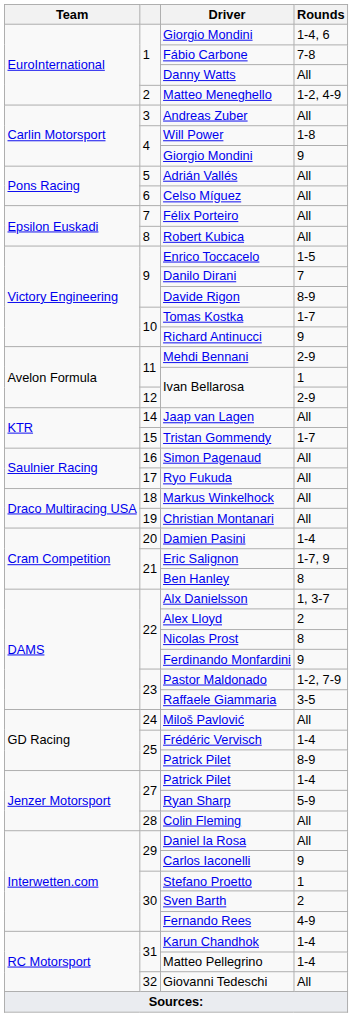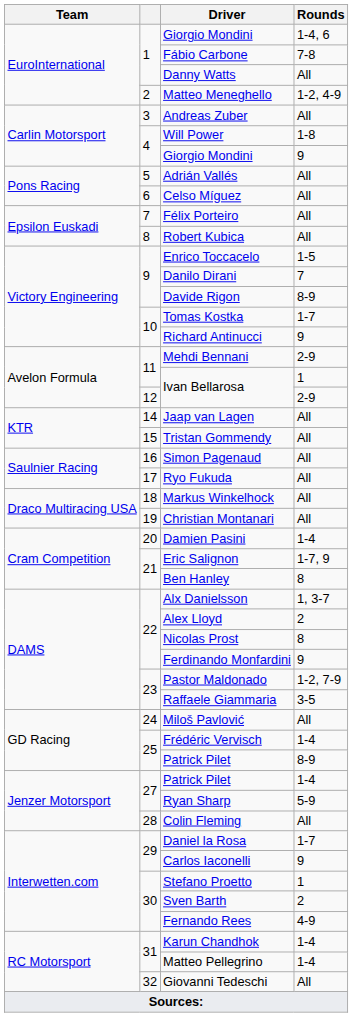(306, 437) 1-7 -> (304, 437) All
(304, 840) All -> (306, 840) 1-7
